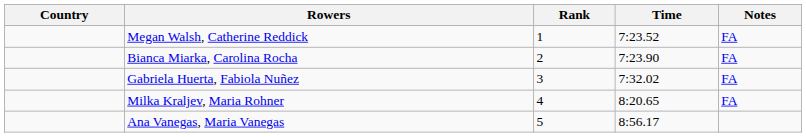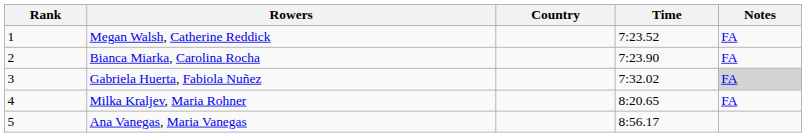columns swapped: (574, 15) <-> (64, 15)
(729, 79) no background -> (729, 79) lightgrey background
